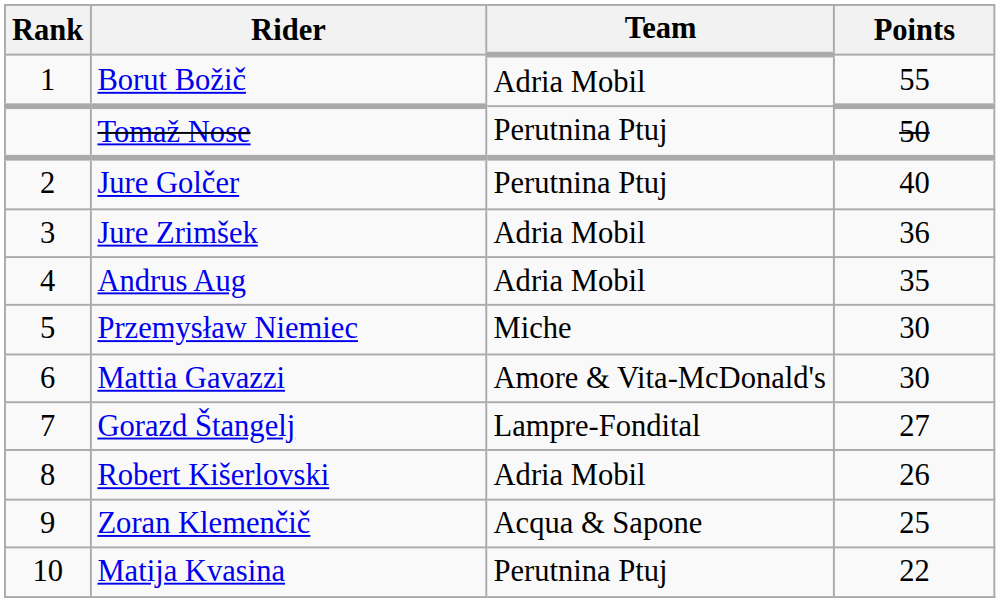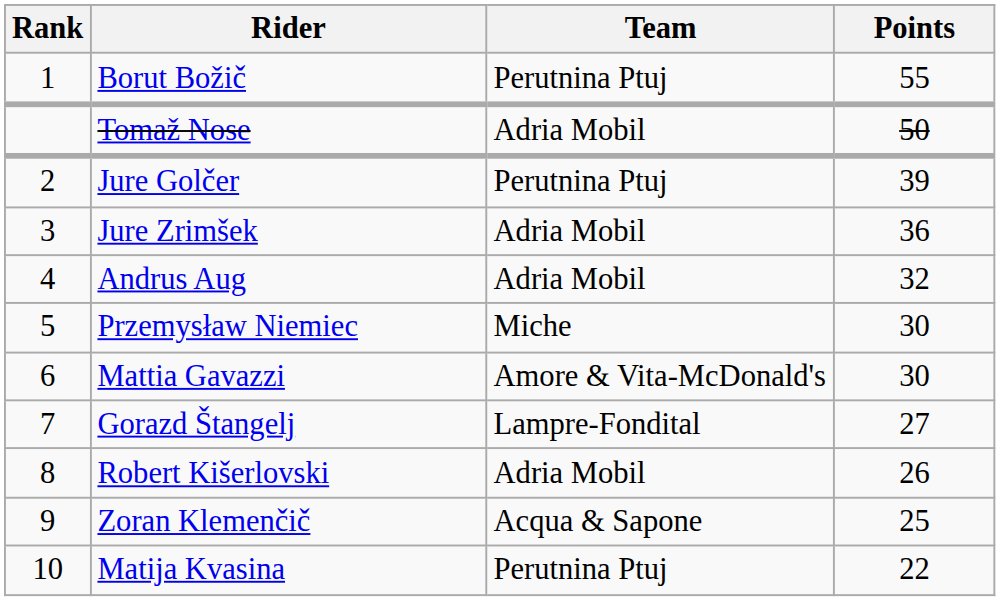(569, 81) Adria Mobil -> (581, 77) Perutnina Ptuj
(581, 130) Perutnina Ptuj -> (569, 129) Adria Mobil
(914, 183) 40 -> (914, 181) 39
(914, 280) 35 -> (914, 278) 32
